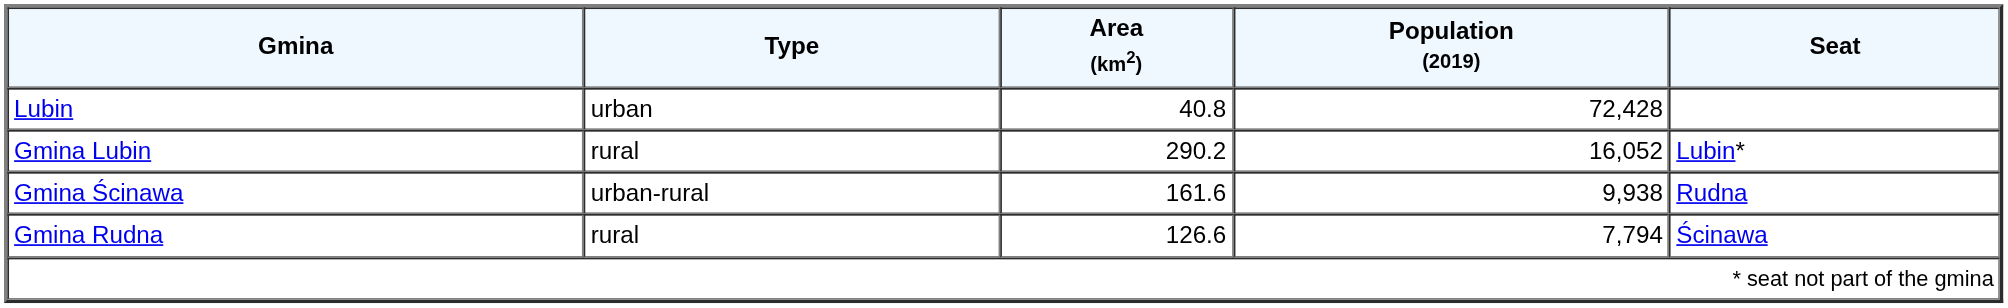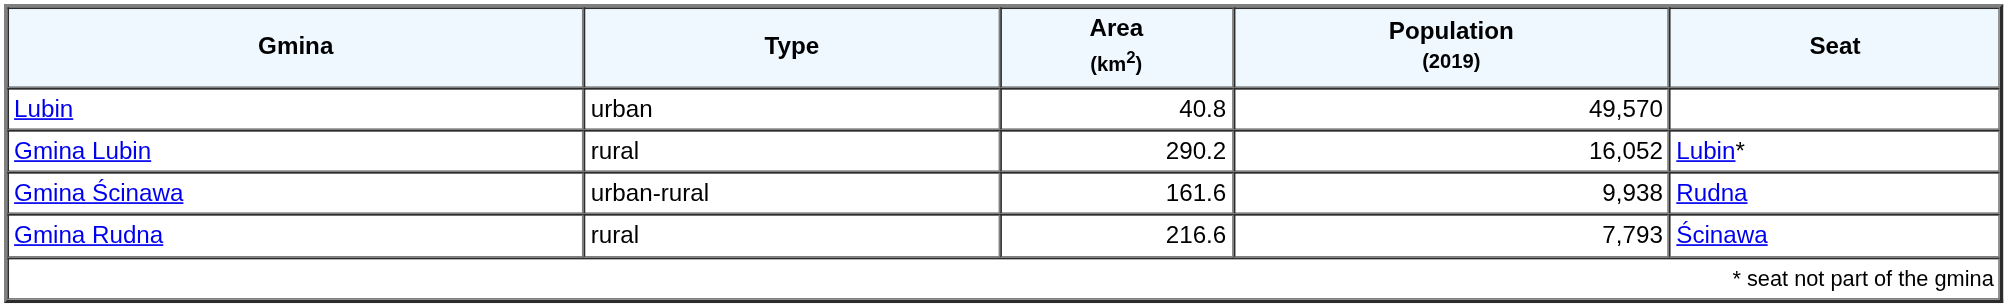(1626, 107) 72,428 -> (1626, 107) 49,570
(1196, 235) 126.6 -> (1196, 235) 216.6
(1633, 235) 7,794 -> (1633, 235) 7,793
